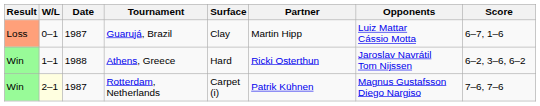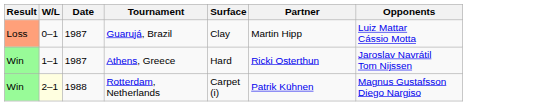- column: (499, 12)
(76, 60) 1988 -> (76, 60) 1987
(76, 87) 1987 -> (76, 87) 1988
